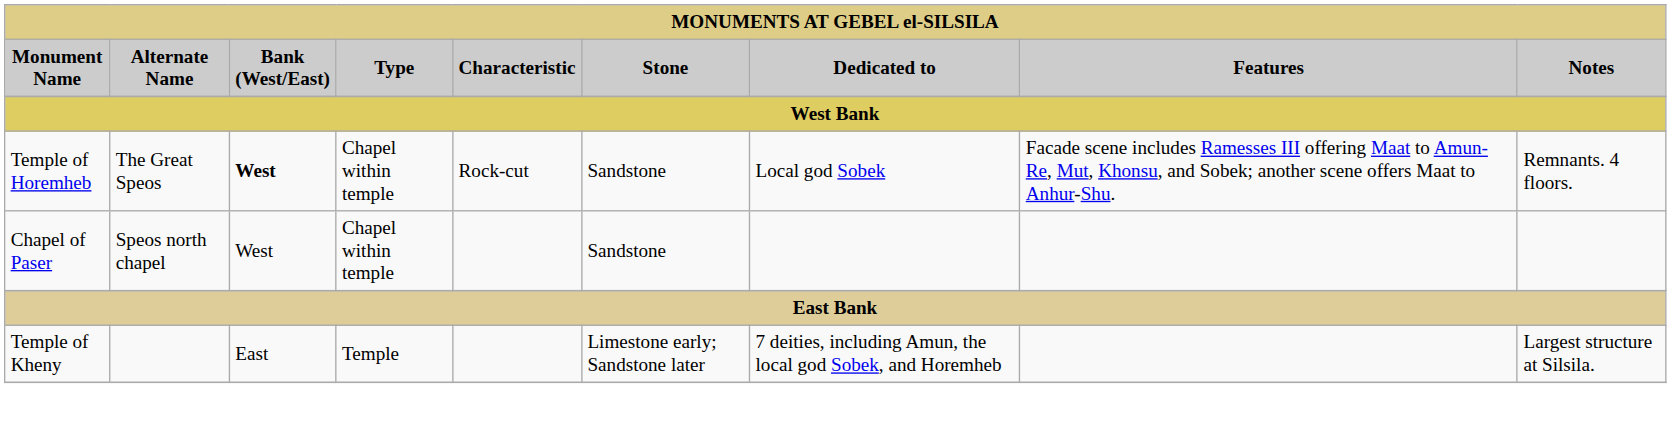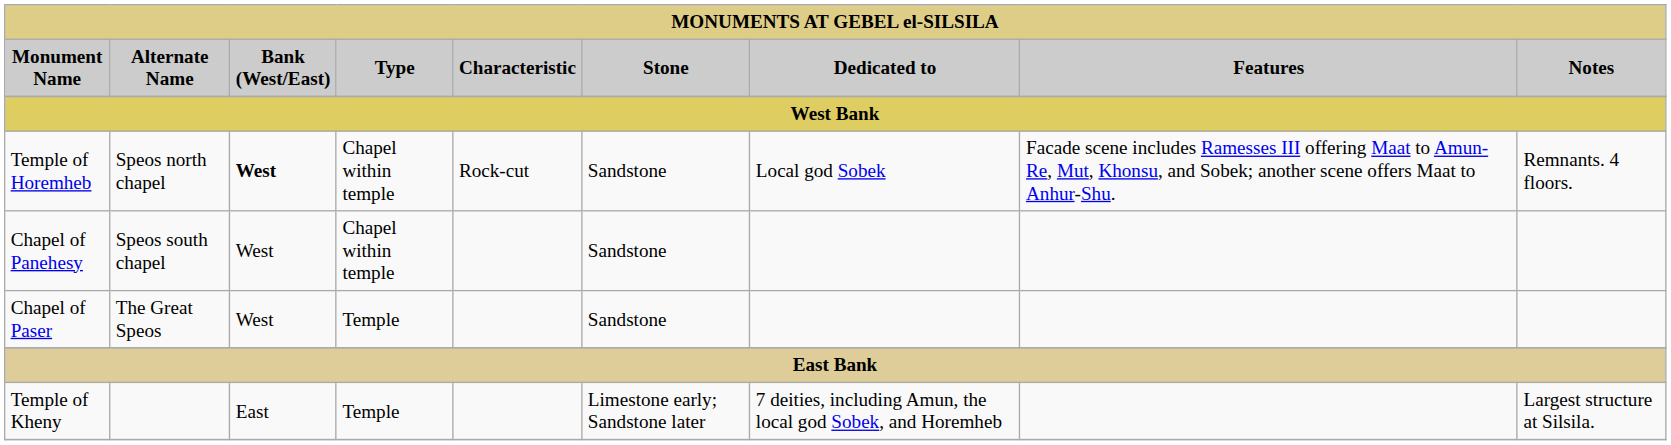(154, 171) The Great Speos -> (161, 171) Speos north chapel
+ row: (48, 250)
(161, 250) Speos north chapel -> (154, 319) The Great Speos
(369, 250) Chapel within temple -> (371, 319) Temple
